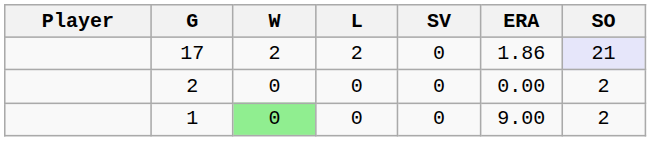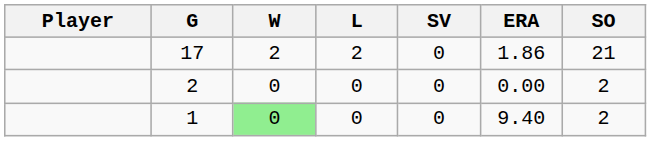(604, 54) lavender background -> (604, 54) no background
(521, 119) 9.00 -> (521, 119) 9.40
